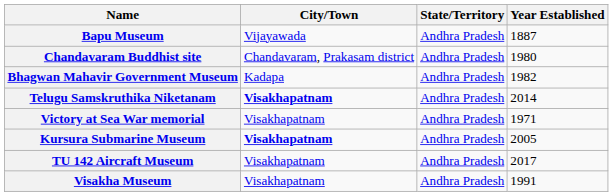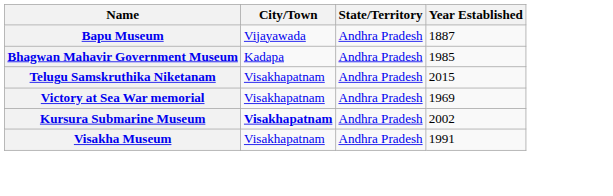- row: (123, 56)
(523, 77) 1982 -> (442, 56) 1985
(288, 98) bold -> (284, 77) normal
(523, 98) 2014 -> (442, 77) 2015
(523, 118) 1971 -> (442, 98) 1969
(523, 139) 2005 -> (442, 118) 2002
- row: (123, 160)
